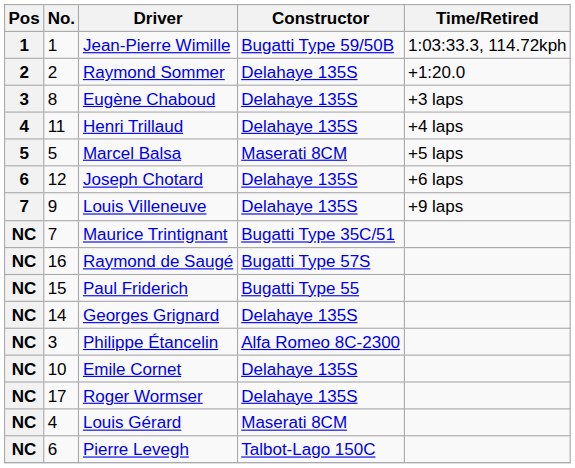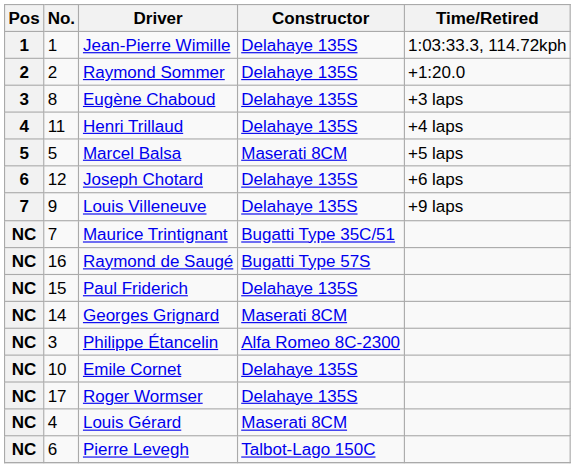(318, 45) Bugatti Type 59/50B -> (299, 45) Delahaye 135S
(300, 288) Bugatti Type 55 -> (299, 288) Delahaye 135S
(299, 315) Delahaye 135S -> (294, 315) Maserati 8CM
